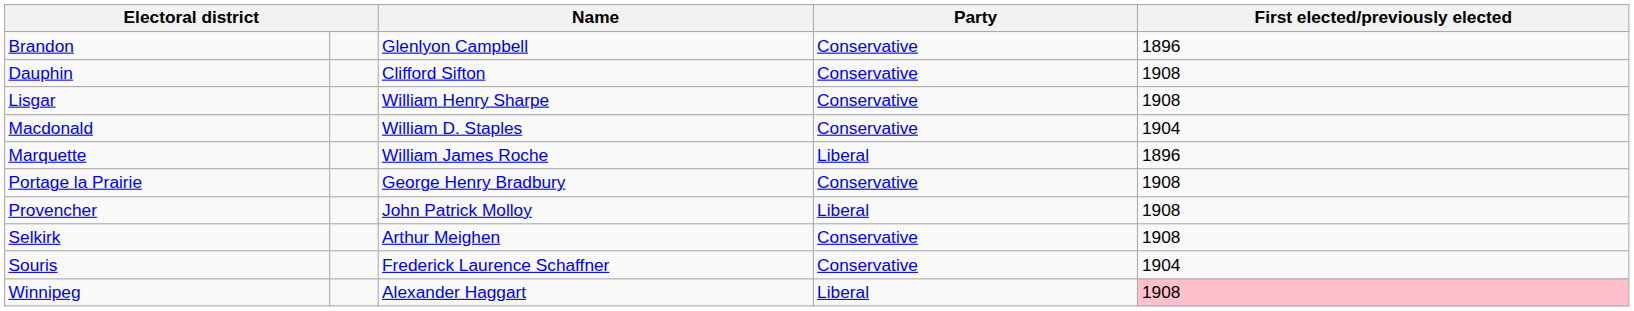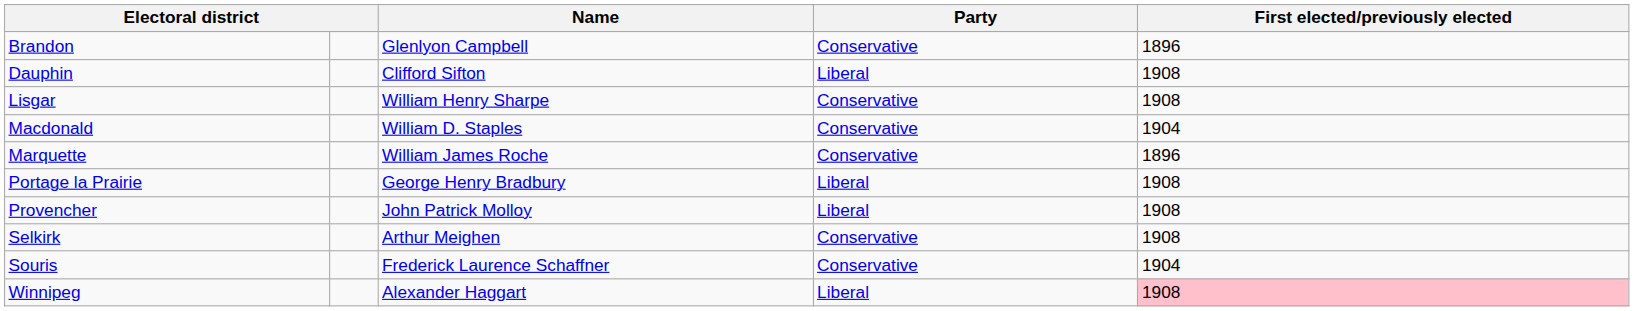(868, 73) Conservative -> (843, 73) Liberal
(843, 155) Liberal -> (868, 155) Conservative
(868, 182) Conservative -> (843, 182) Liberal
